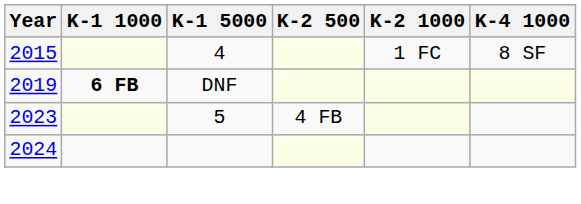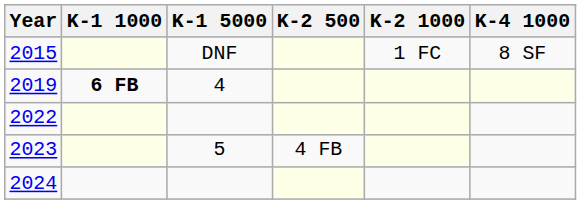(219, 53) 4 -> (219, 53) DNF
(219, 86) DNF -> (219, 86) 4
+ row: (33, 118)
